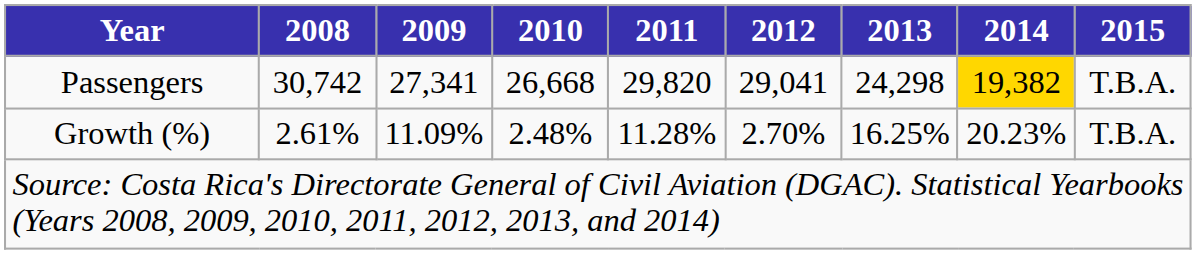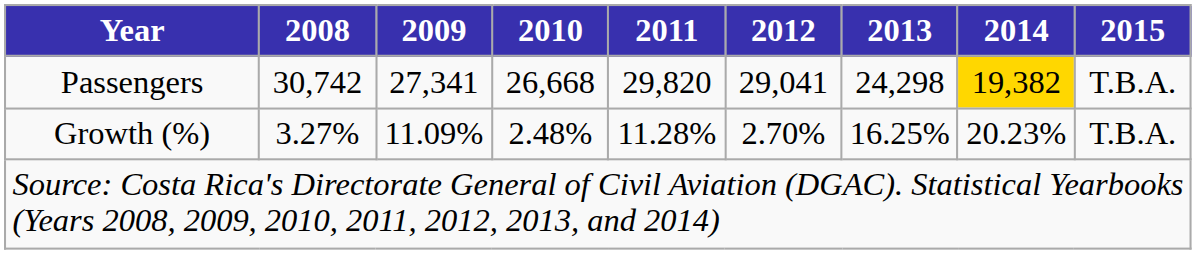(317, 133) 2.61% -> (317, 133) 3.27%
